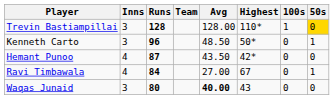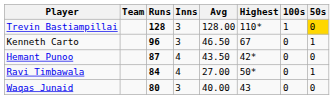columns swapped: (186, 12) <-> (133, 12)
(216, 42) 48.50 -> (216, 42) 46.50
(248, 42) 50* -> (245, 42) 67
(245, 72) 67 -> (248, 72) 50*
(216, 87) bold -> (216, 87) normal
